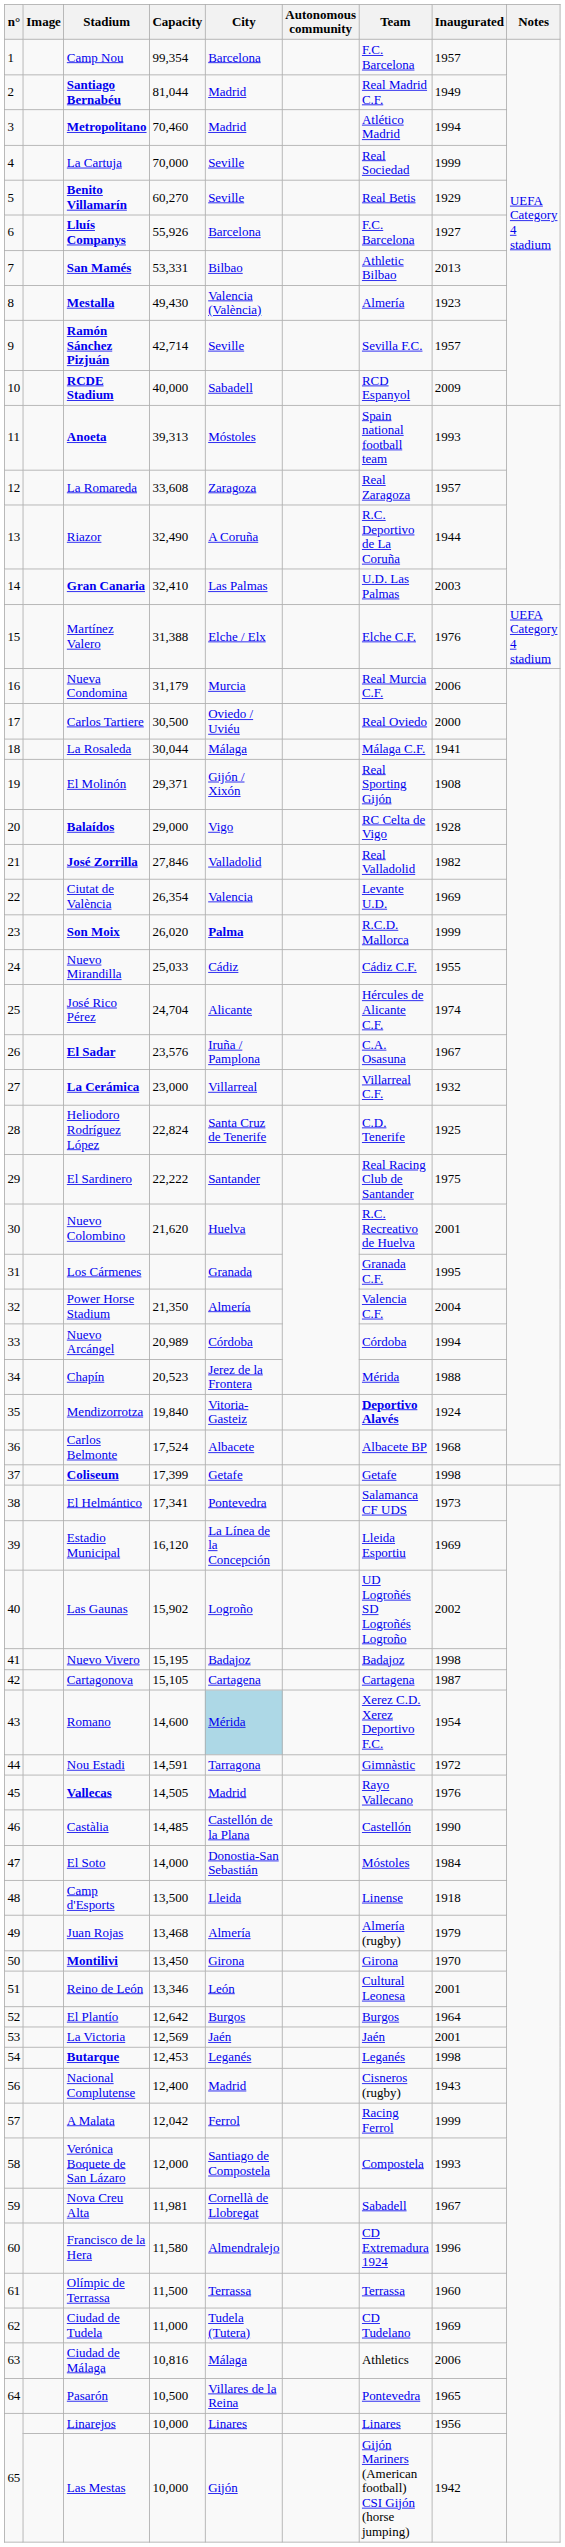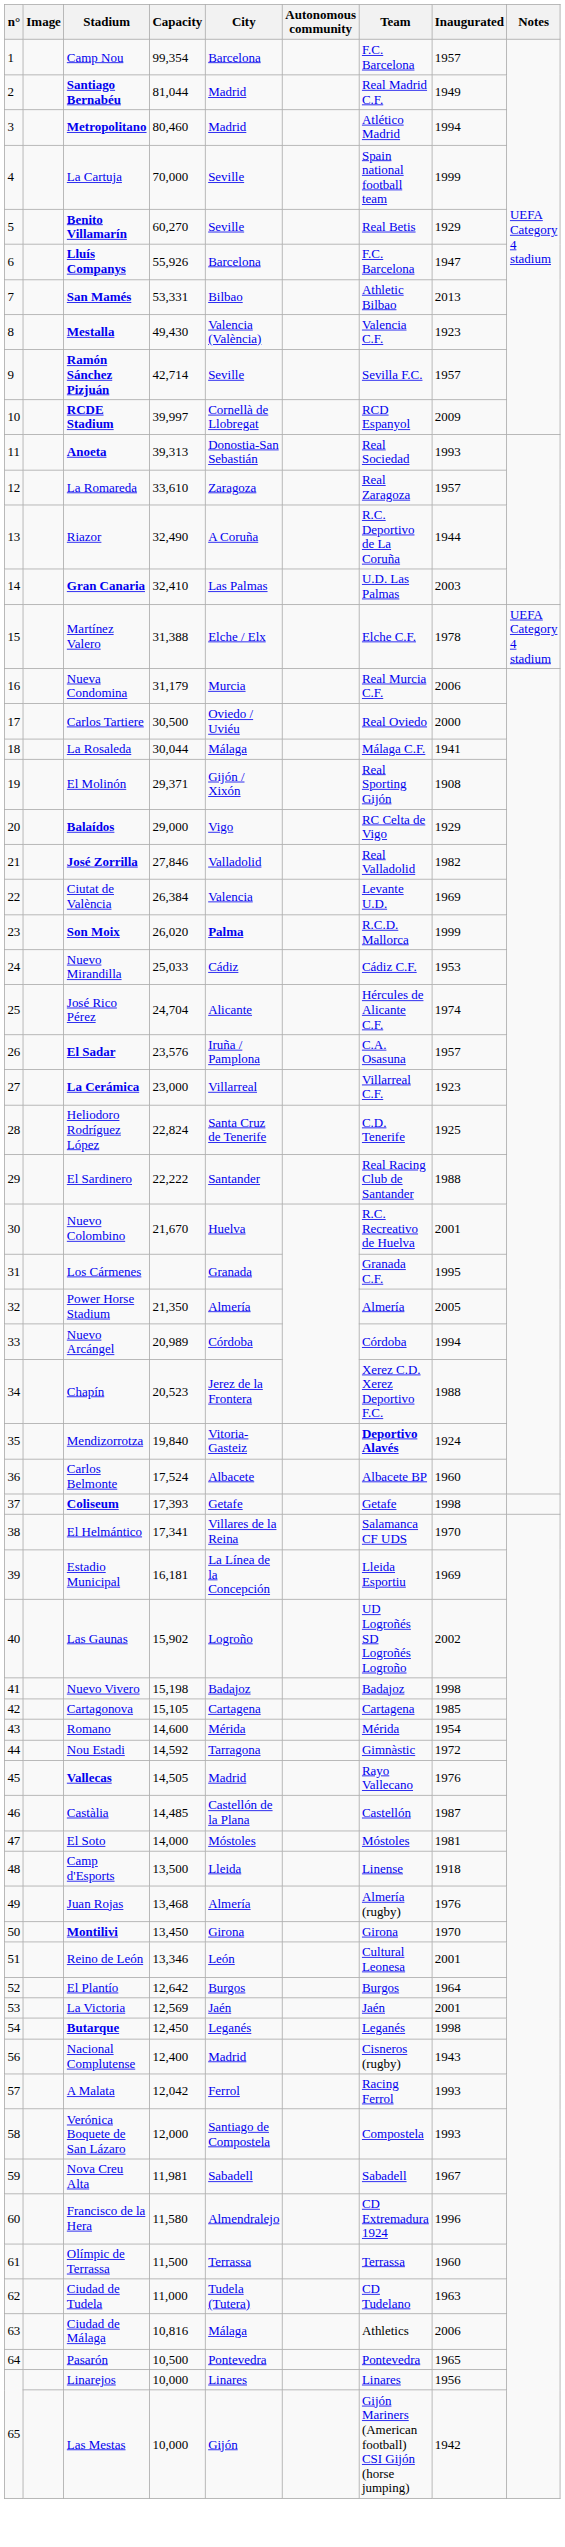(170, 127) 70,460 -> (170, 127) 80,460
(386, 162) Real Sociedad -> (383, 177) Spain national football team
(448, 232) 1927 -> (448, 262) 1947
(383, 303) Almería -> (384, 332) Valencia C.F.
(170, 387) 40,000 -> (170, 417) 39,997
(230, 387) Sabadell -> (238, 417) Cornellà de Llobregat
(232, 437) Móstoles -> (243, 452) Donostia-San Sebastián
(383, 437) Spain national football team -> (386, 452) Real Sociedad
(170, 487) 33,608 -> (170, 487) 33,610
(448, 636) 1976 -> (448, 636) 1978
(448, 826) 1928 -> (448, 826) 1929
(170, 897) 26,354 -> (170, 897) 26,384
(448, 967) 1955 -> (448, 967) 1953
(448, 1052) 1967 -> (448, 1052) 1957
(448, 1087) 1932 -> (448, 1087) 1923
(448, 1179) 1975 -> (448, 1179) 1988
(170, 1229) 21,620 -> (170, 1229) 21,670
(384, 1306) Valencia C.F. -> (383, 1306) Almería
(448, 1306) 2004 -> (448, 1306) 2005
(381, 1376) Mérida -> (391, 1391) Xerez C.D. Xerez Deportivo F.C.
(448, 1447) 1968 -> (448, 1476) 1960
(170, 1475) 17,399 -> (170, 1504) 17,393
(237, 1502) Pontevedra -> (242, 1532) Villares de la Reina
(448, 1502) 1973 -> (448, 1532) 1970
(170, 1545) 16,120 -> (170, 1574) 16,181
(170, 1659) 15,195 -> (170, 1688) 15,198
(448, 1679) 1987 -> (448, 1709) 1985
(227, 1722) lightblue background -> (227, 1729) no background
(391, 1722) Xerez C.D. Xerez Deportivo F.C. -> (381, 1729) Mérida
(170, 1764) 14,591 -> (170, 1750) 14,592
(448, 1827) 1990 -> (448, 1813) 1987
(243, 1862) Donostia-San Sebastián -> (232, 1841) Móstoles
(448, 1862) 1984 -> (448, 1841) 1981
(448, 1933) 1979 -> (448, 1904) 1976
(170, 2057) 12,453 -> (170, 2028) 12,450
(448, 2120) 1999 -> (448, 2091) 1993
(238, 2205) Cornellà de Llobregat -> (230, 2176) Sabadell
(448, 2325) 1969 -> (448, 2296) 1963
(242, 2395) Villares de la Reina -> (237, 2359) Pontevedra
